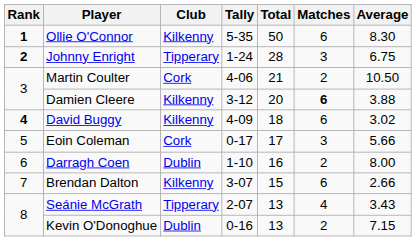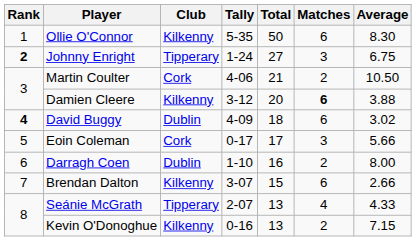(24, 36) bold -> (24, 36) normal
(276, 57) 28 -> (276, 57) 27
(188, 120) Kilkenny -> (182, 120) Dublin
(382, 204) 3.43 -> (382, 204) 4.33
(182, 225) Dublin -> (188, 225) Kilkenny
